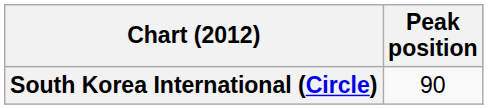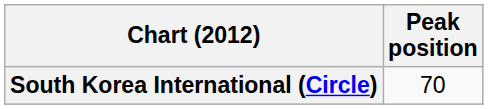(433, 85) 90 -> (433, 85) 70
